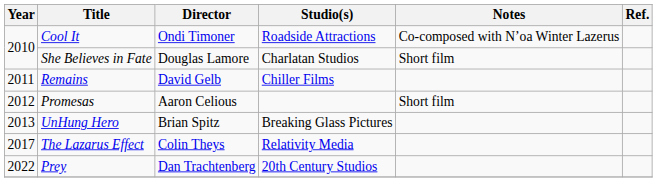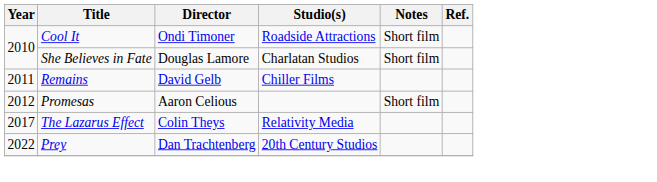(509, 36) Co-composed with N’oa Winter Lazerus -> (411, 36) Short film
- row: (80, 123)
